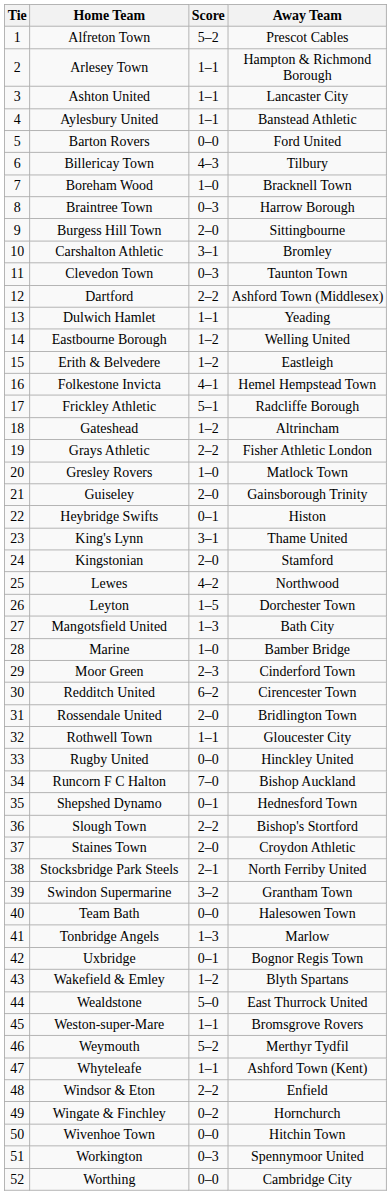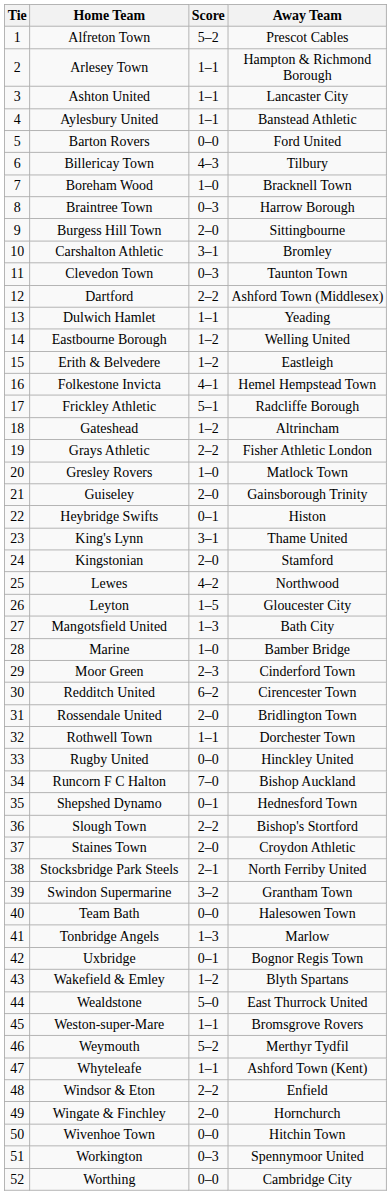(307, 605) Dorchester Town -> (307, 605) Gloucester City
(307, 737) Gloucester City -> (307, 737) Dorchester Town
(208, 1112) 0–2 -> (208, 1112) 2–0
